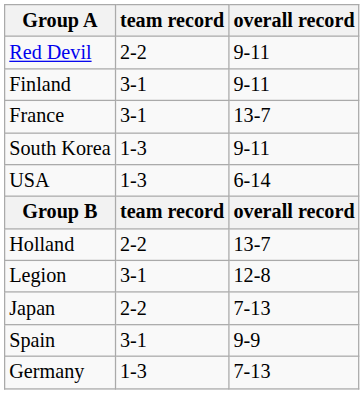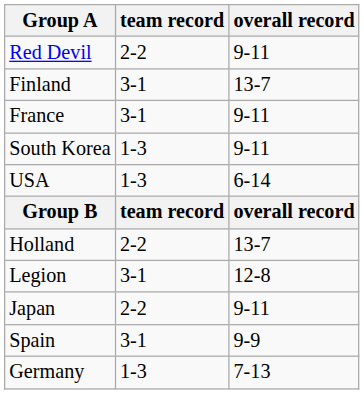(252, 84) 9-11 -> (252, 84) 13-7
(252, 116) 13-7 -> (252, 116) 9-11
(252, 308) 7-13 -> (252, 308) 9-11
